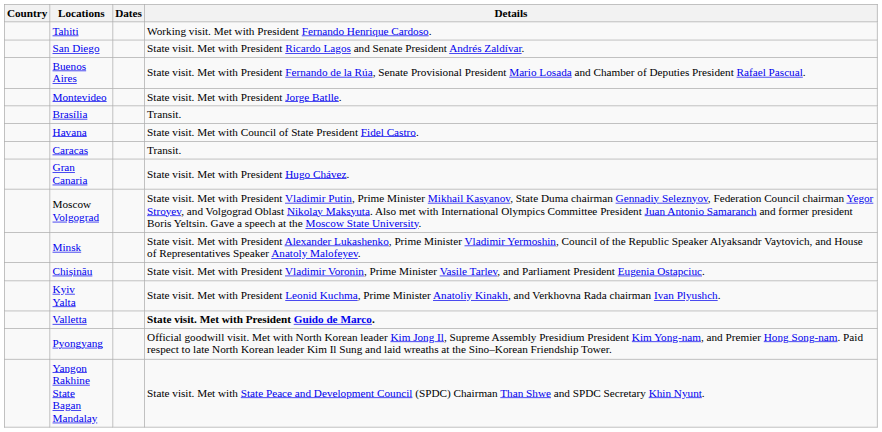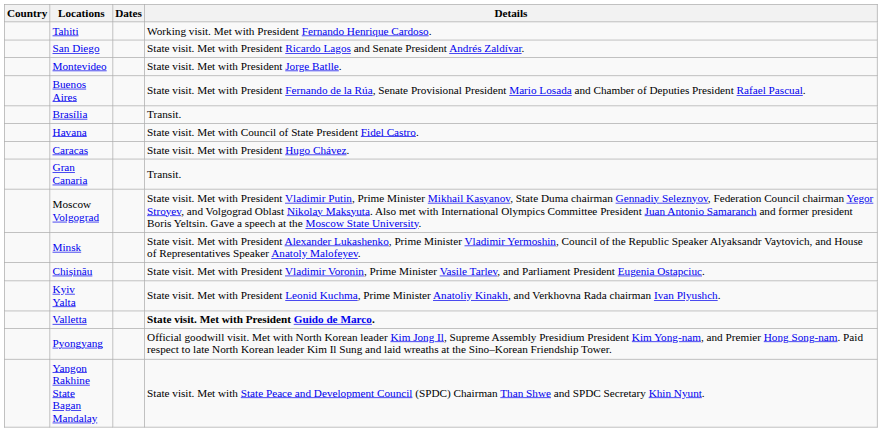rows swapped: (69, 72) <-> (80, 97)
(164, 150) Transit. -> (248, 150) State visit. Met with President Hugo Chávez.
(248, 174) State visit. Met with President Hugo Chávez. -> (164, 174) Transit.
